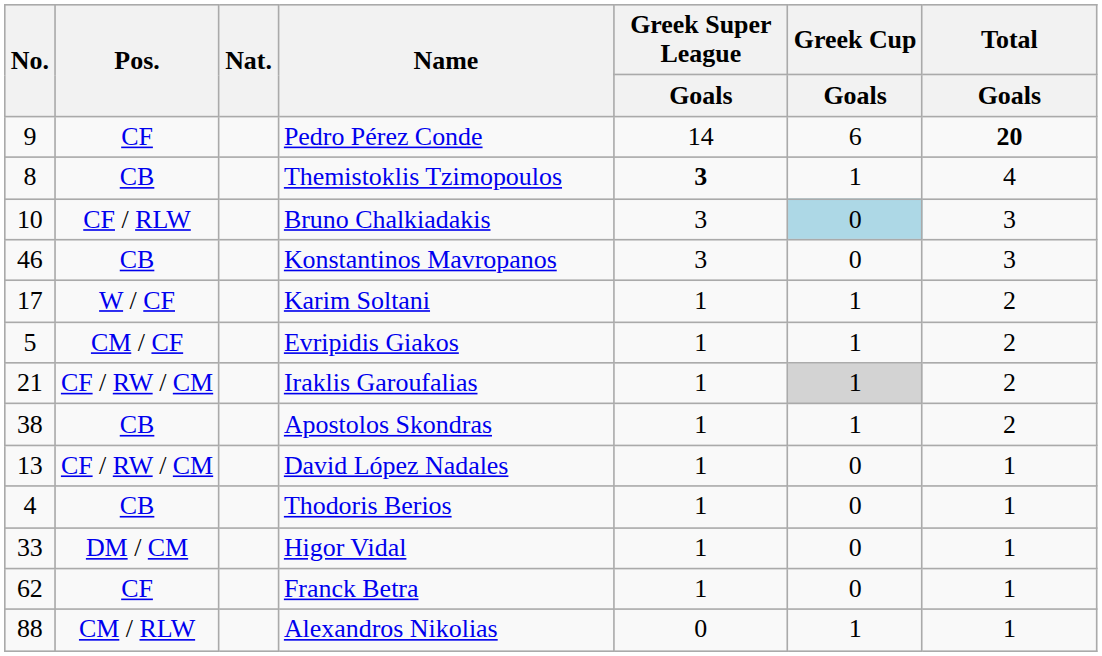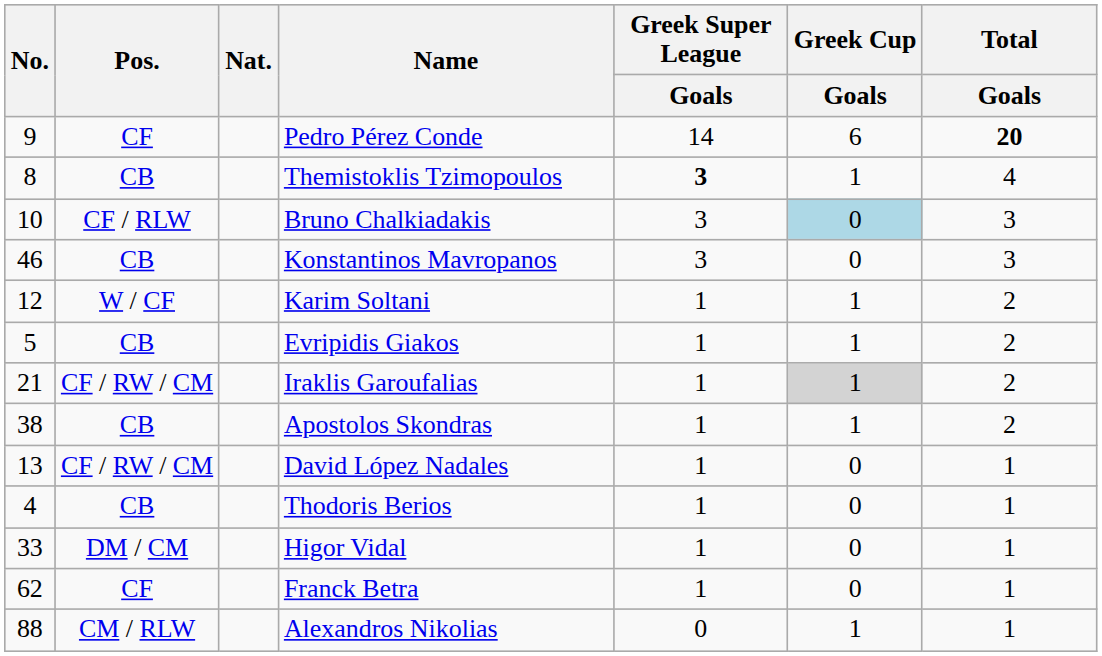(30, 300) 17 -> (30, 300) 12
(137, 341) CM / CF -> (137, 341) CB
